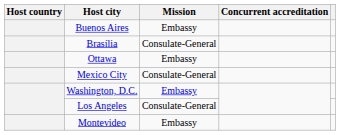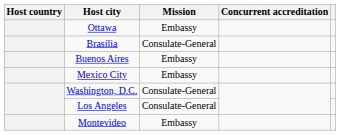rows swapped: (102, 28) <-> (102, 59)
(179, 75) Consulate-General -> (179, 75) Embassy
(179, 91) Embassy -> (179, 91) Consulate-General
